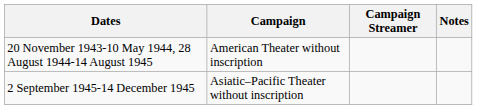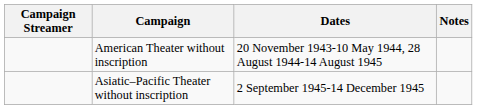columns swapped: (393, 21) <-> (106, 21)
